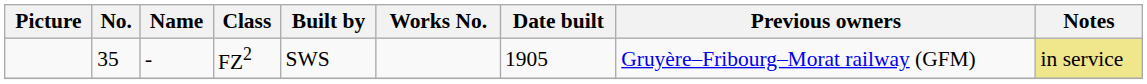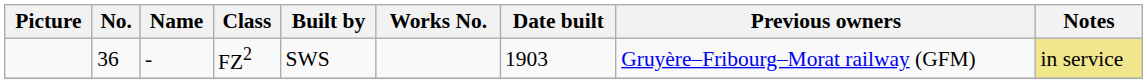(108, 58) 35 -> (108, 58) 36
(526, 58) 1905 -> (526, 58) 1903
